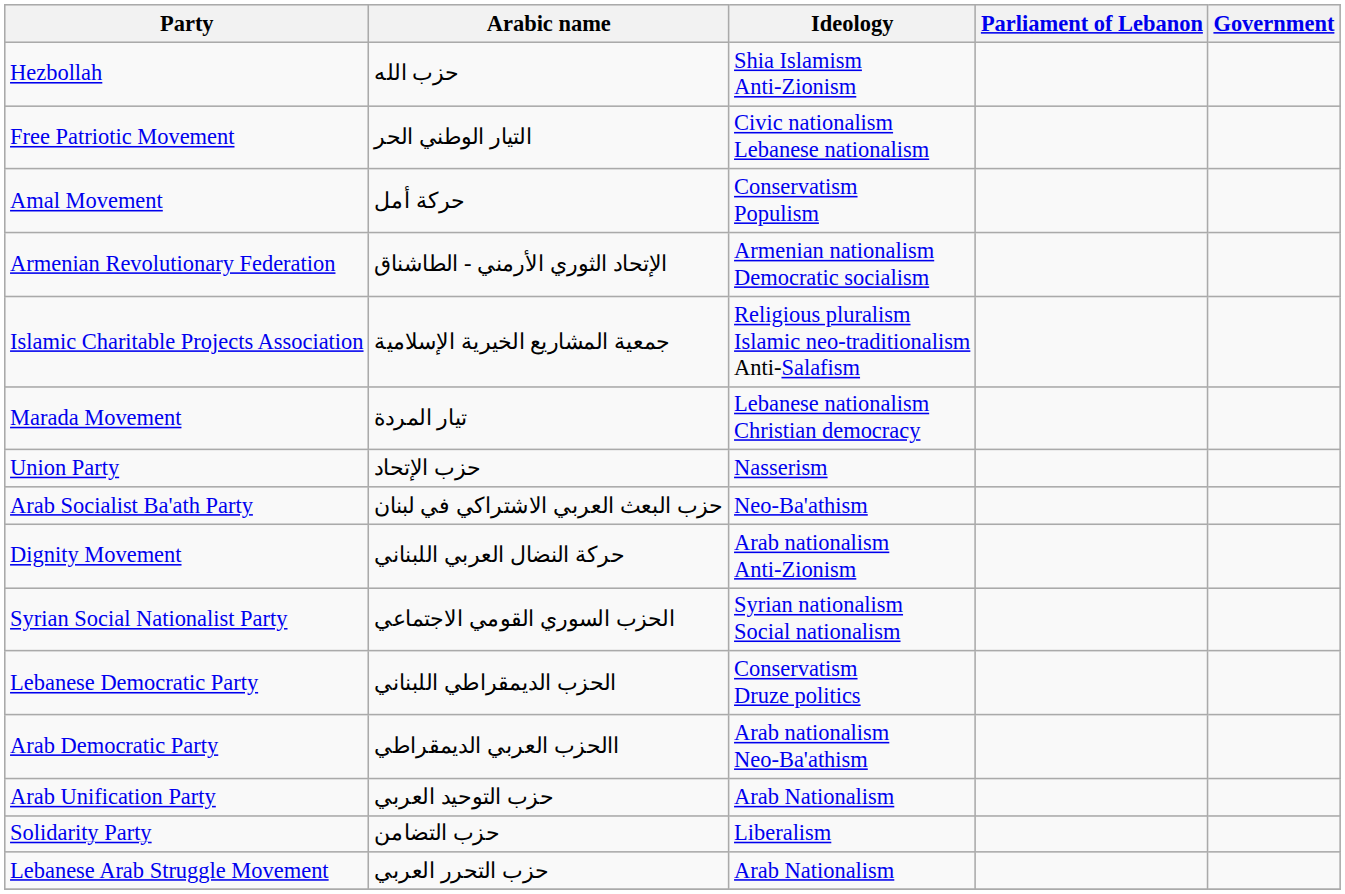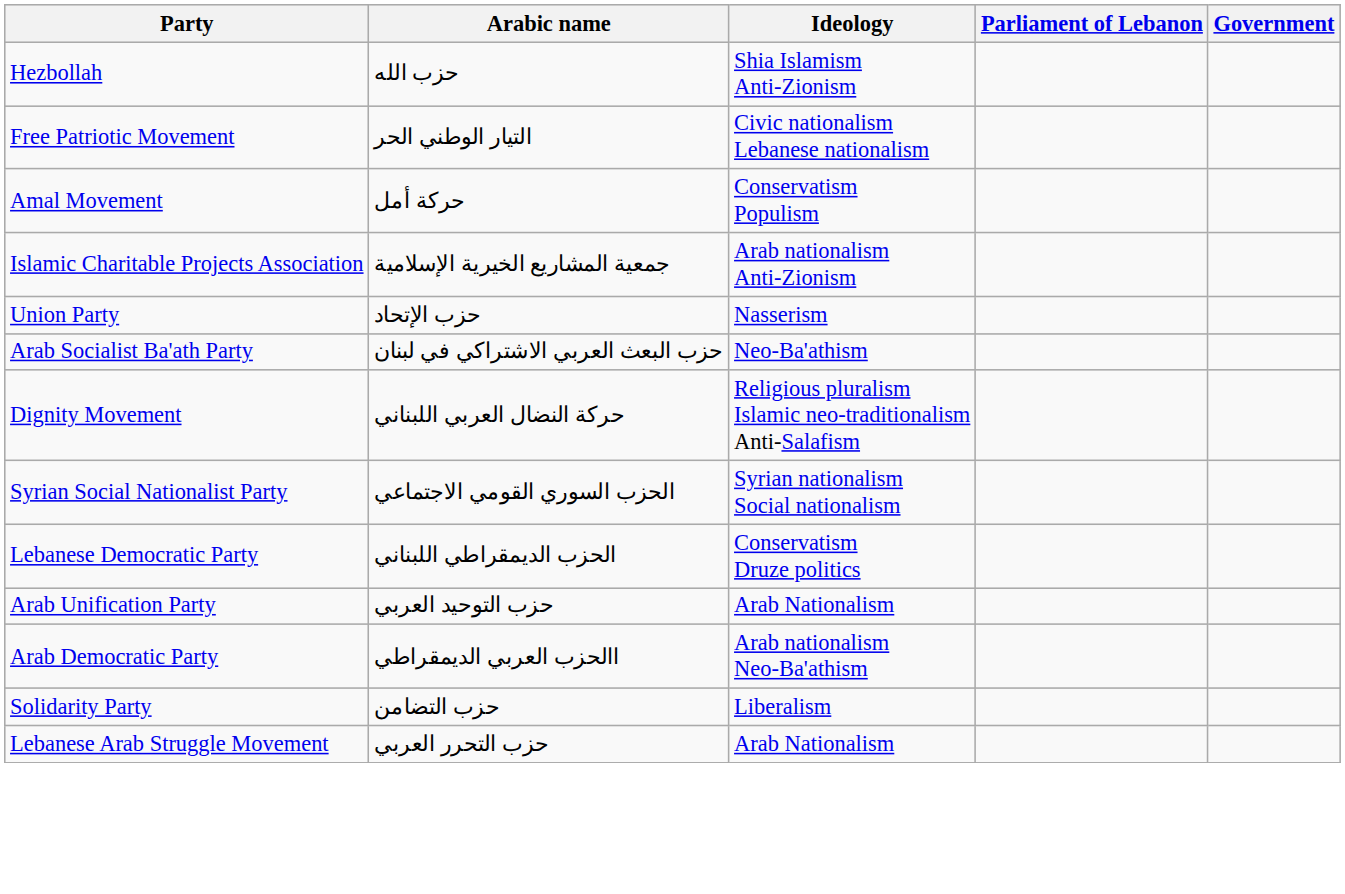- row: (173, 264)
(852, 341) Religious pluralism Islamic neo-traditionalism Anti-Salafism -> (812, 264) Arab nationalism Anti-Zionism
- row: (96, 418)
(812, 555) Arab nationalism Anti-Zionism -> (852, 415) Religious pluralism Islamic neo-traditionalism Anti-Salafism
rows swapped: (114, 746) <-> (113, 796)
